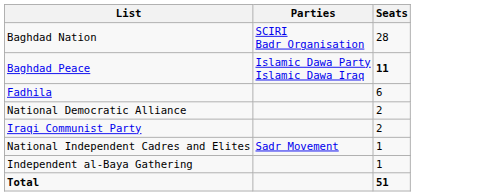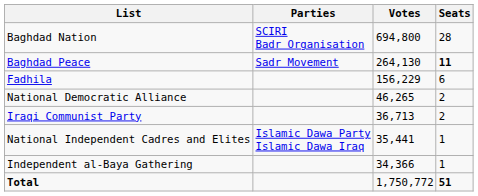+ column: (405, 13)
(313, 68) Islamic Dawa Party Islamic Dawa Iraq -> (297, 62) Sadr Movement
(297, 146) Sadr Movement -> (313, 140) Islamic Dawa Party Islamic Dawa Iraq
